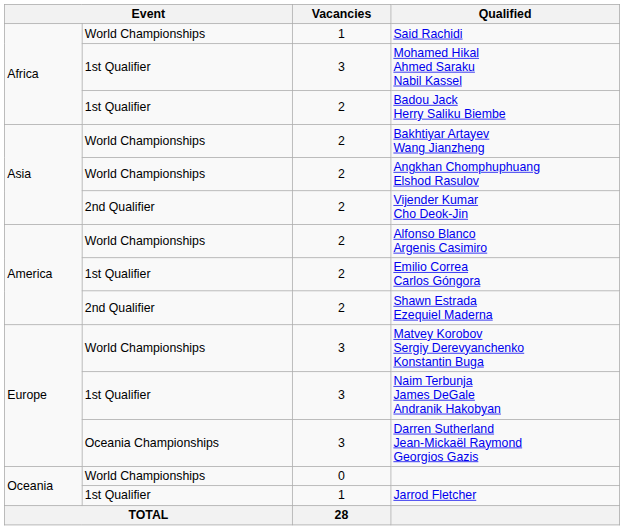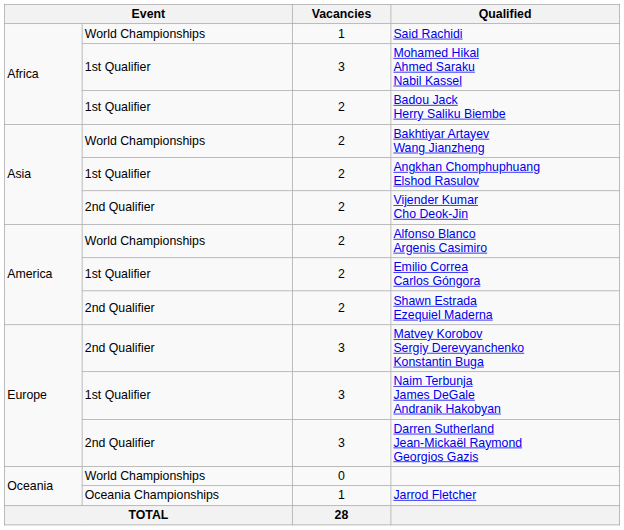(145, 174) World Championships -> (118, 174) 1st Qualifier
(145, 348) World Championships -> (120, 348) 2nd Qualifier
(152, 442) Oceania Championships -> (120, 442) 2nd Qualifier
(118, 495) 1st Qualifier -> (152, 495) Oceania Championships
